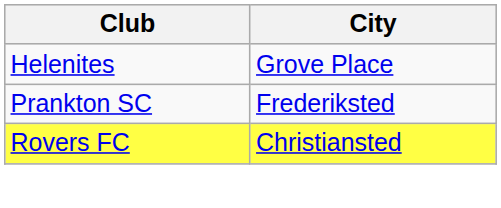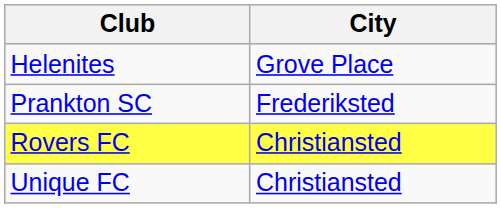+ row: (70, 182)
